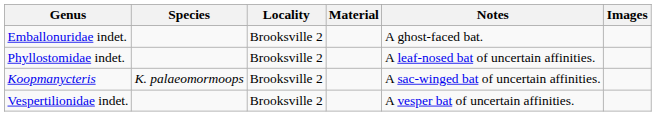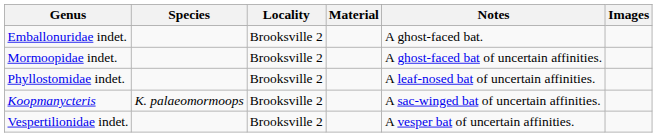+ row: (62, 57)
